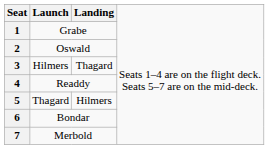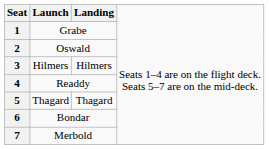(94, 65) Thagard -> (94, 65) Hilmers
(94, 100) Hilmers -> (94, 100) Thagard
